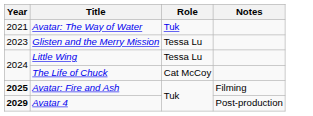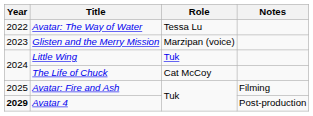(17, 27) 2021 -> (17, 27) 2022
(172, 27) Tuk -> (183, 27) Tessa Lu
(183, 42) Tessa Lu -> (199, 42) Marzipan (voice)
(183, 57) Tessa Lu -> (172, 57) Tuk
(17, 88) bold -> (17, 88) normal
